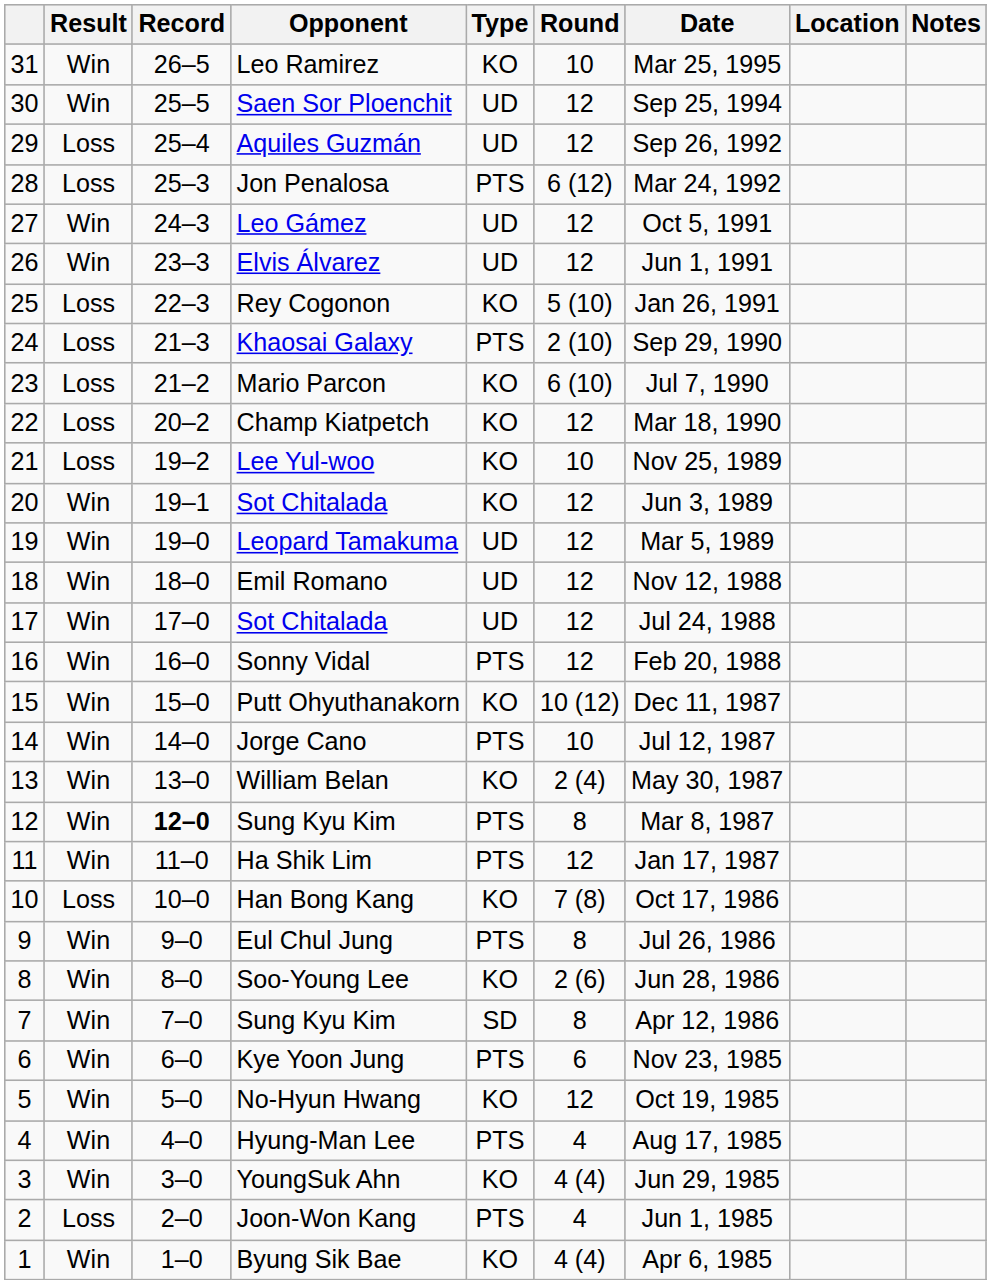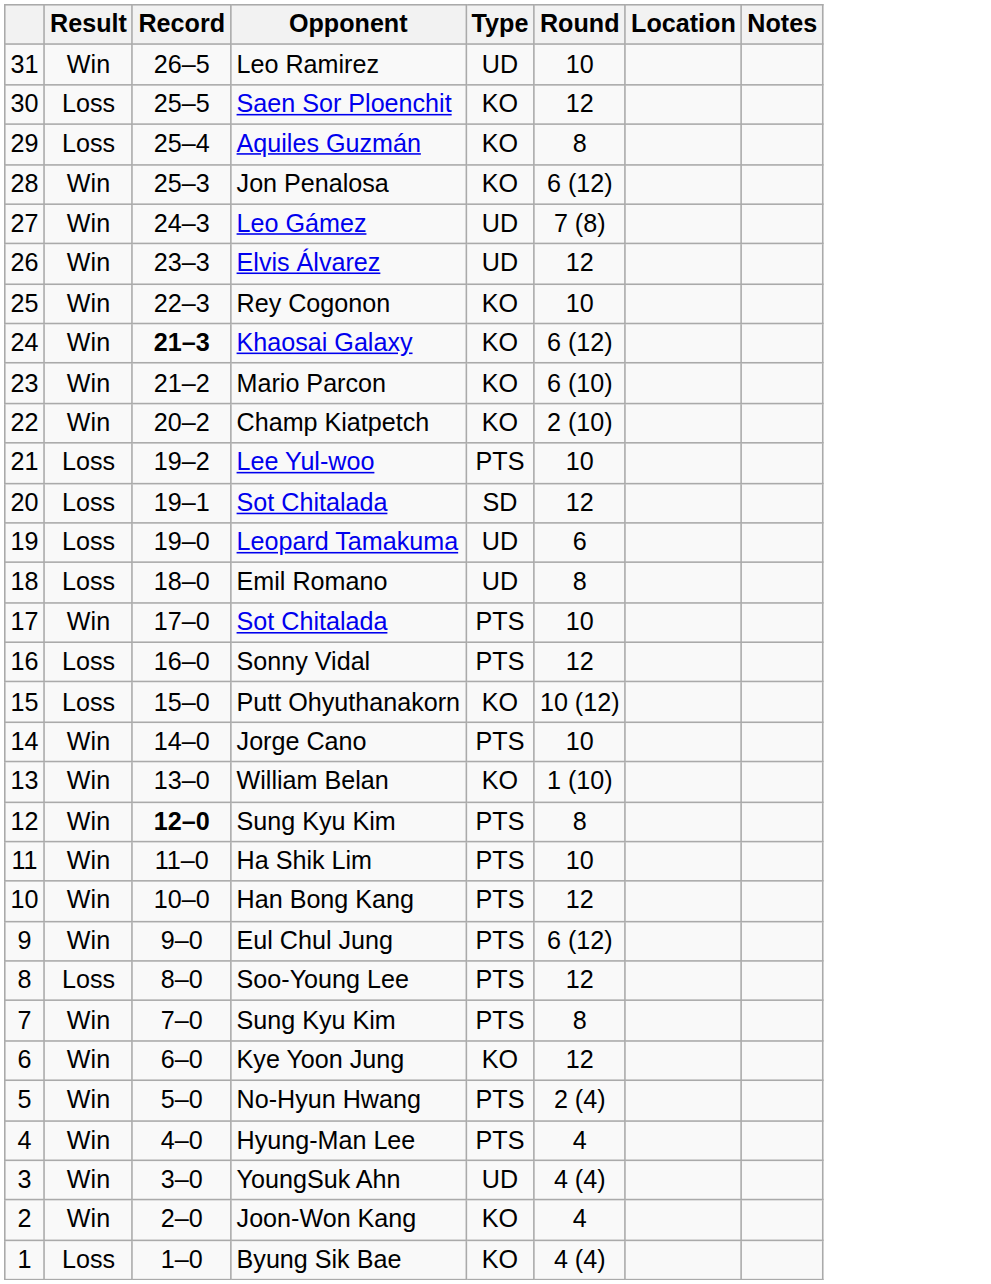- column: (707, 24)
(500, 64) KO -> (500, 64) UD
(88, 104) Win -> (88, 104) Loss
(500, 104) UD -> (500, 104) KO
(500, 143) UD -> (500, 143) KO
(580, 143) 12 -> (580, 143) 8
(88, 183) Loss -> (88, 183) Win
(500, 183) PTS -> (500, 183) KO
(580, 223) 12 -> (580, 223) 7 (8)
(88, 303) Loss -> (88, 303) Win
(580, 303) 5 (10) -> (580, 303) 10
(88, 343) Loss -> (88, 343) Win
(182, 343) normal -> (182, 343) bold
(500, 343) PTS -> (500, 343) KO
(580, 343) 2 (10) -> (580, 343) 6 (12)
(88, 382) Loss -> (88, 382) Win
(88, 422) Loss -> (88, 422) Win
(580, 422) 12 -> (580, 422) 2 (10)
(500, 462) KO -> (500, 462) PTS
(88, 502) Win -> (88, 502) Loss
(500, 502) KO -> (500, 502) SD
(88, 542) Win -> (88, 542) Loss
(580, 542) 12 -> (580, 542) 6
(88, 582) Win -> (88, 582) Loss
(580, 582) 12 -> (580, 582) 8
(500, 622) UD -> (500, 622) PTS
(580, 622) 12 -> (580, 622) 10
(88, 661) Win -> (88, 661) Loss
(88, 701) Win -> (88, 701) Loss
(580, 781) 2 (4) -> (580, 781) 1 (10)
(580, 861) 12 -> (580, 861) 10
(88, 900) Loss -> (88, 900) Win
(500, 900) KO -> (500, 900) PTS
(580, 900) 7 (8) -> (580, 900) 12
(580, 940) 8 -> (580, 940) 6 (12)
(88, 980) Win -> (88, 980) Loss
(500, 980) KO -> (500, 980) PTS
(580, 980) 2 (6) -> (580, 980) 12
(500, 1020) SD -> (500, 1020) PTS
(500, 1060) PTS -> (500, 1060) KO
(580, 1060) 6 -> (580, 1060) 12
(500, 1100) KO -> (500, 1100) PTS
(580, 1100) 12 -> (580, 1100) 2 (4)
(500, 1179) KO -> (500, 1179) UD
(88, 1219) Loss -> (88, 1219) Win
(500, 1219) PTS -> (500, 1219) KO
(88, 1259) Win -> (88, 1259) Loss
